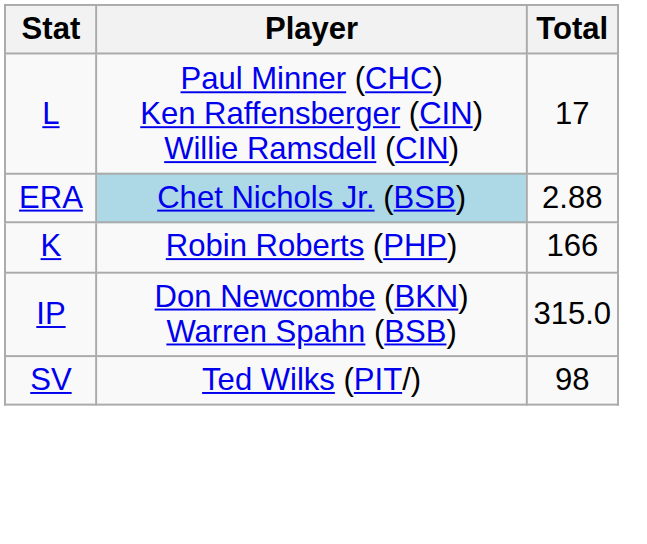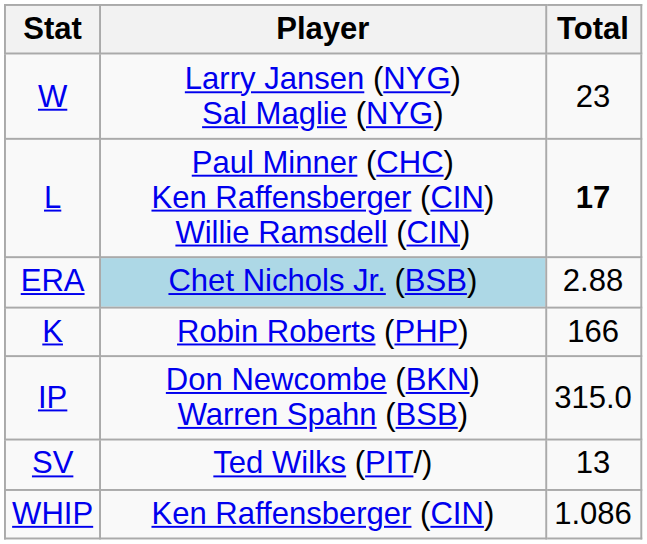+ row: (53, 95)
(572, 113) normal -> (593, 197) bold
(572, 380) 98 -> (593, 464) 13
+ row: (53, 513)
